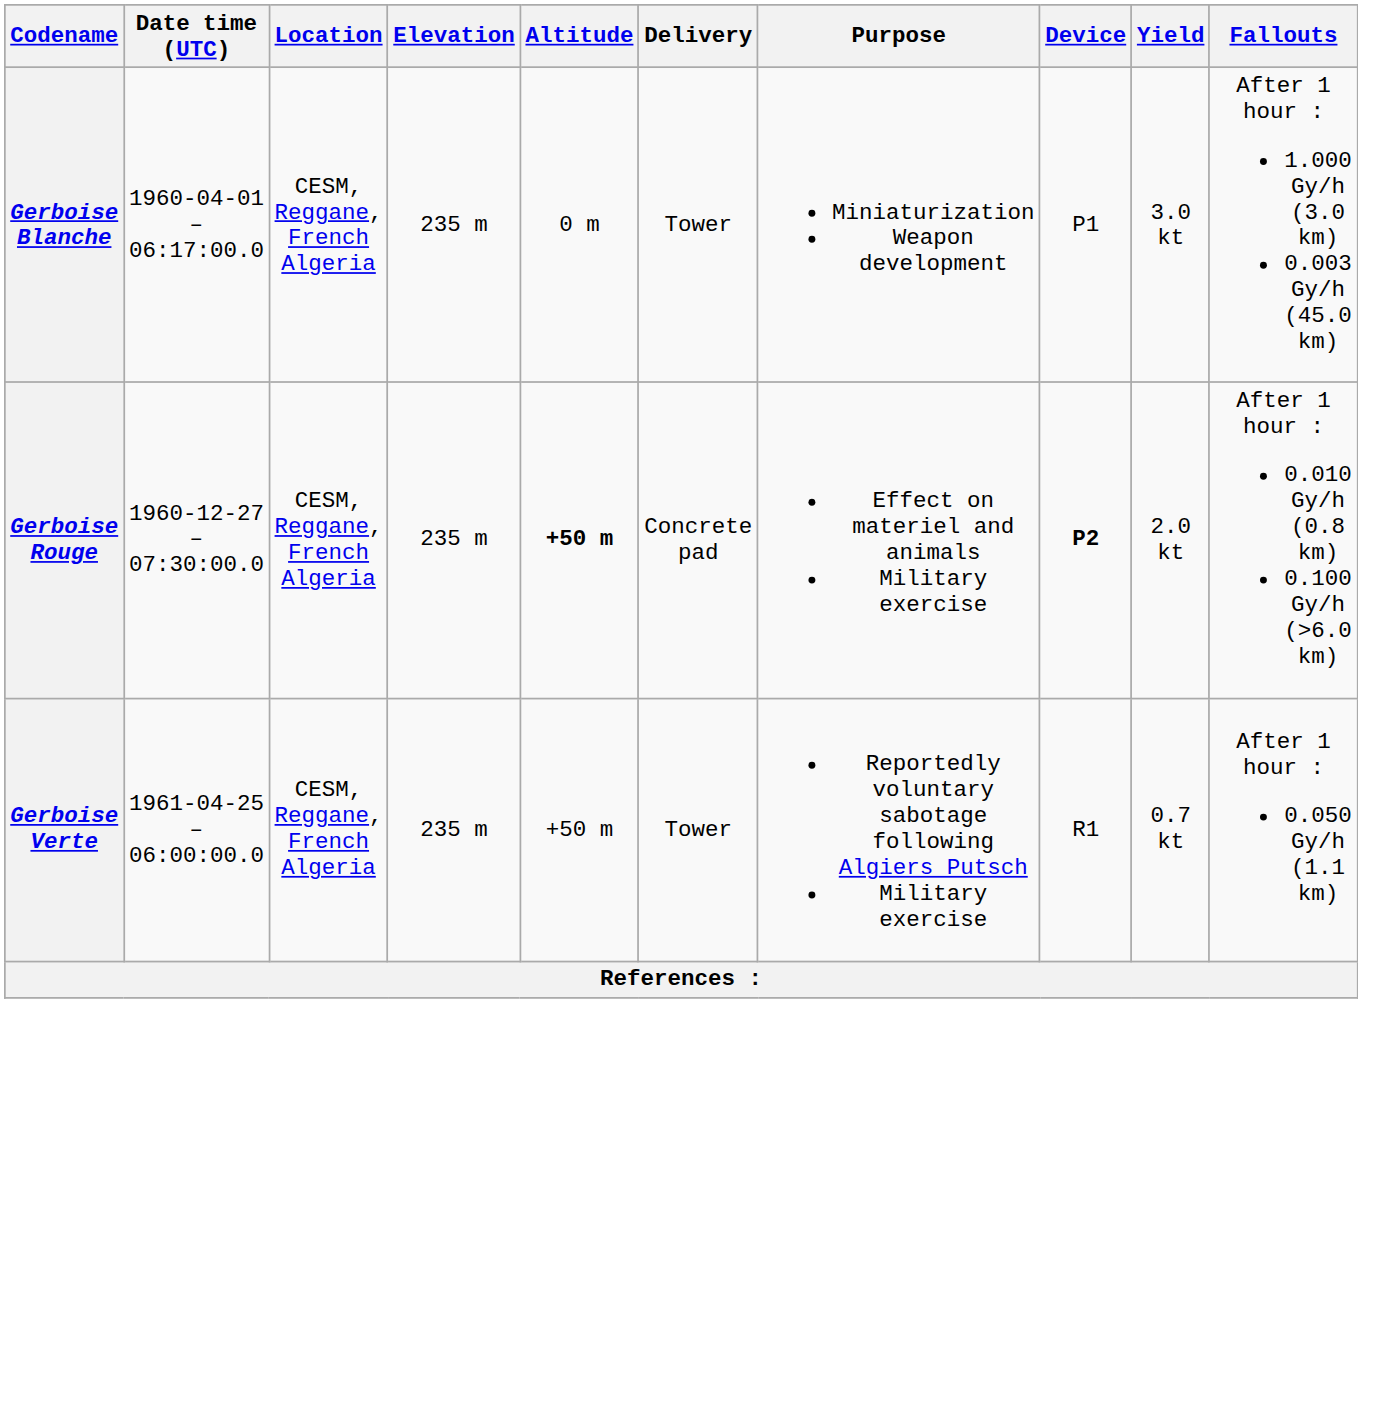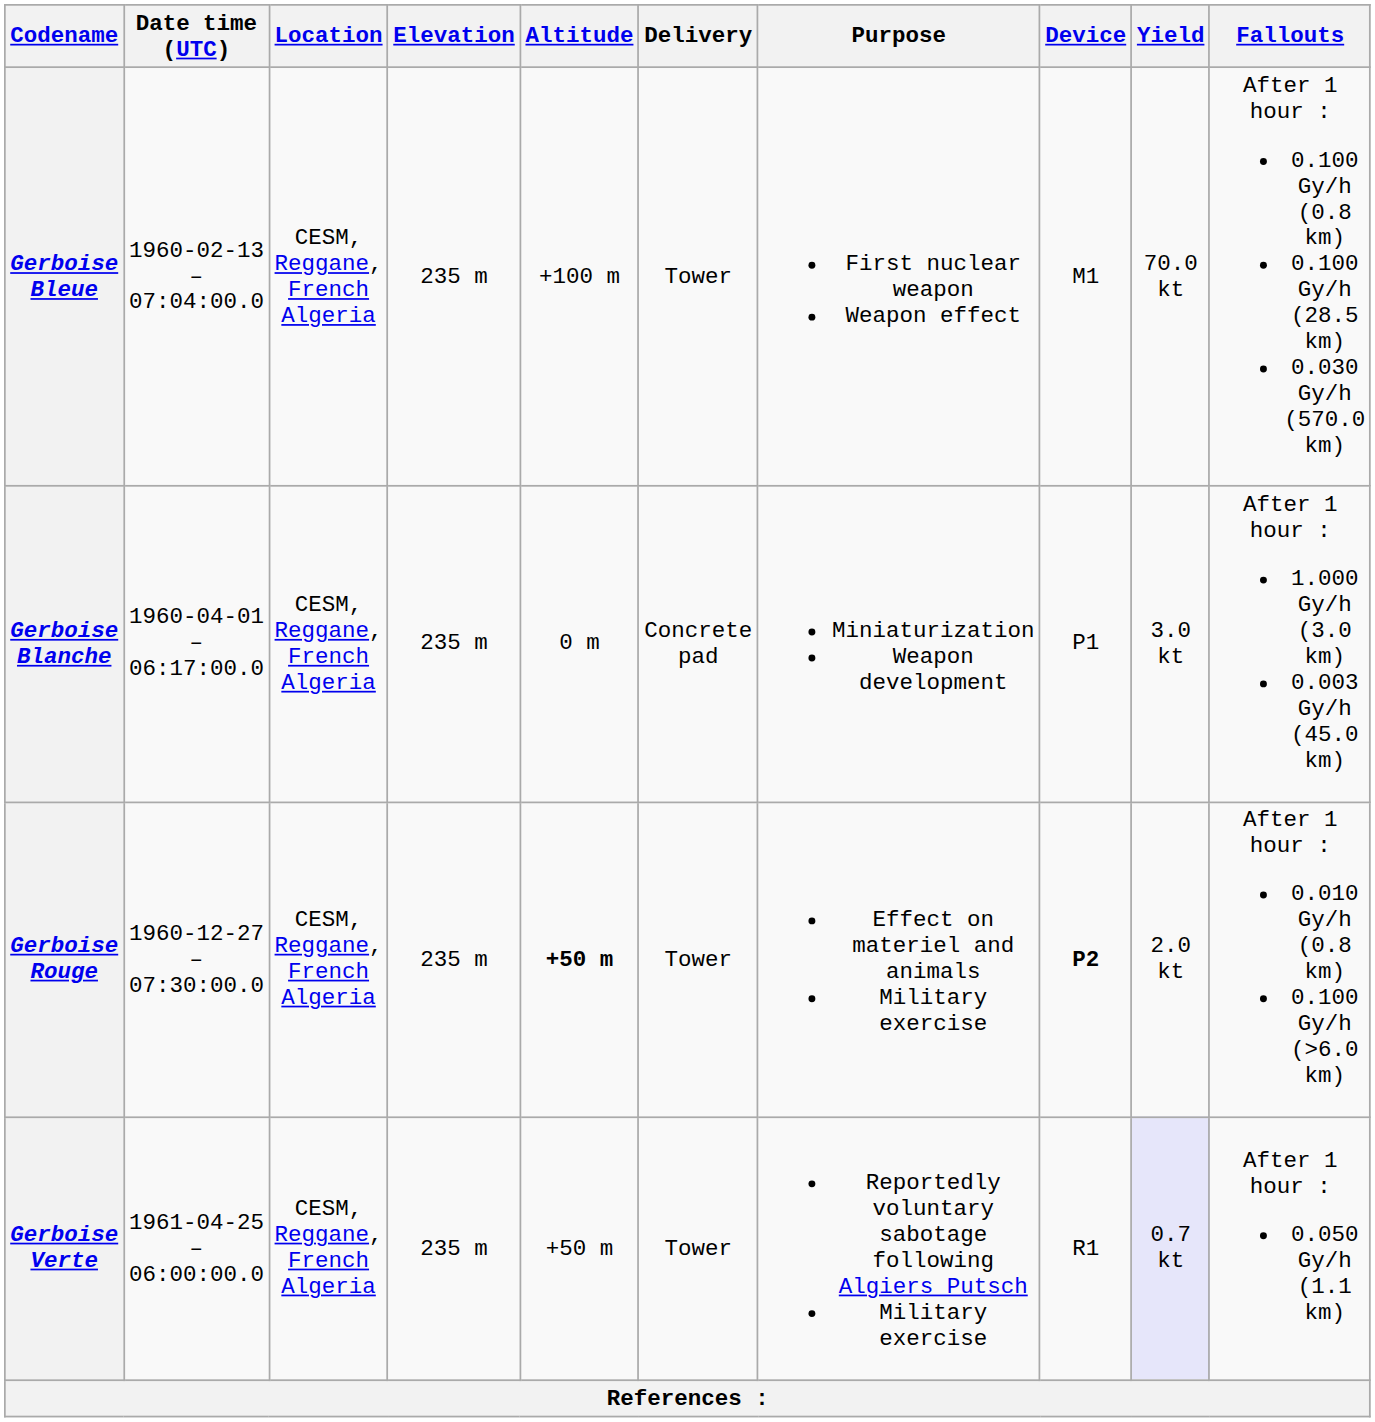+ row: (64, 277)
(698, 225) Tower -> (698, 644) Concrete pad
(698, 540) Concrete pad -> (698, 959) Tower
(1171, 829) no background -> (1171, 1248) lavender background
